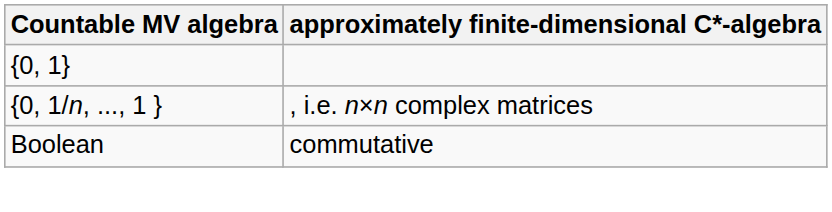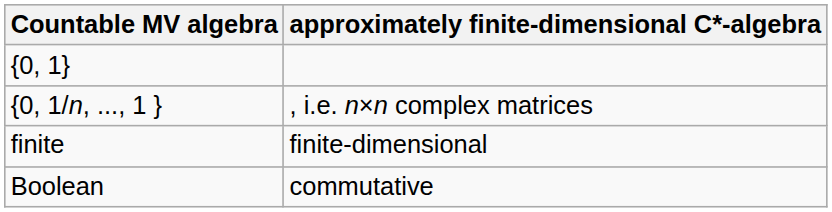+ row: (38, 145)
